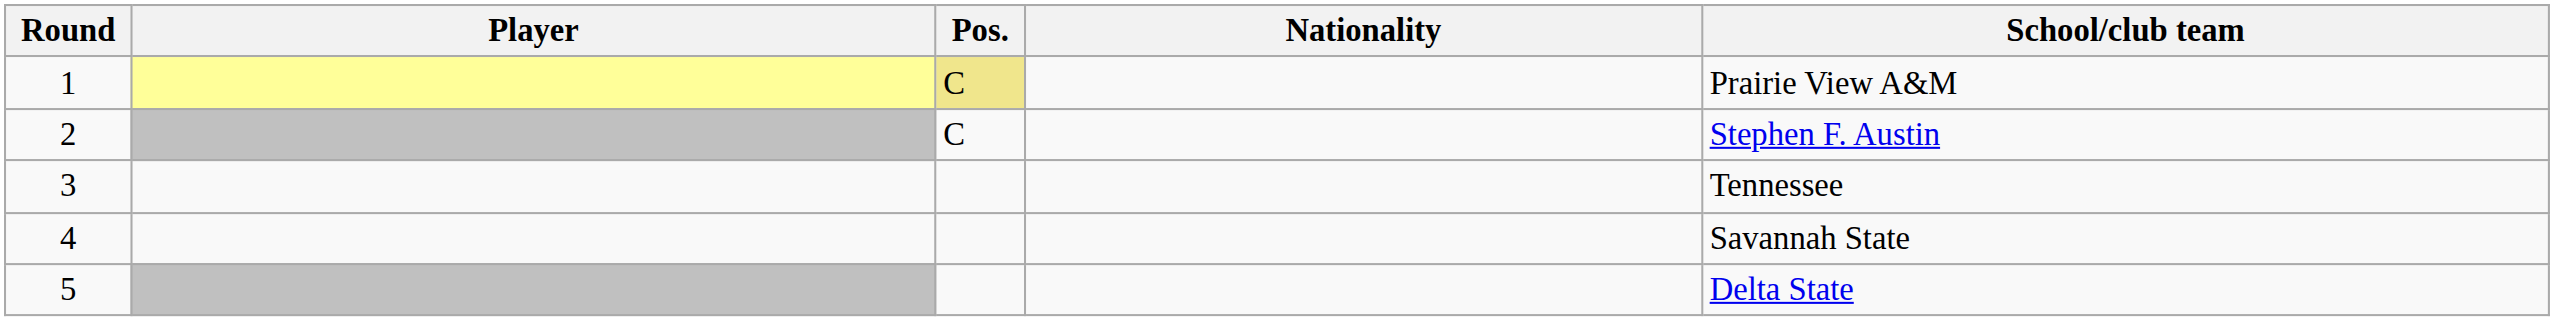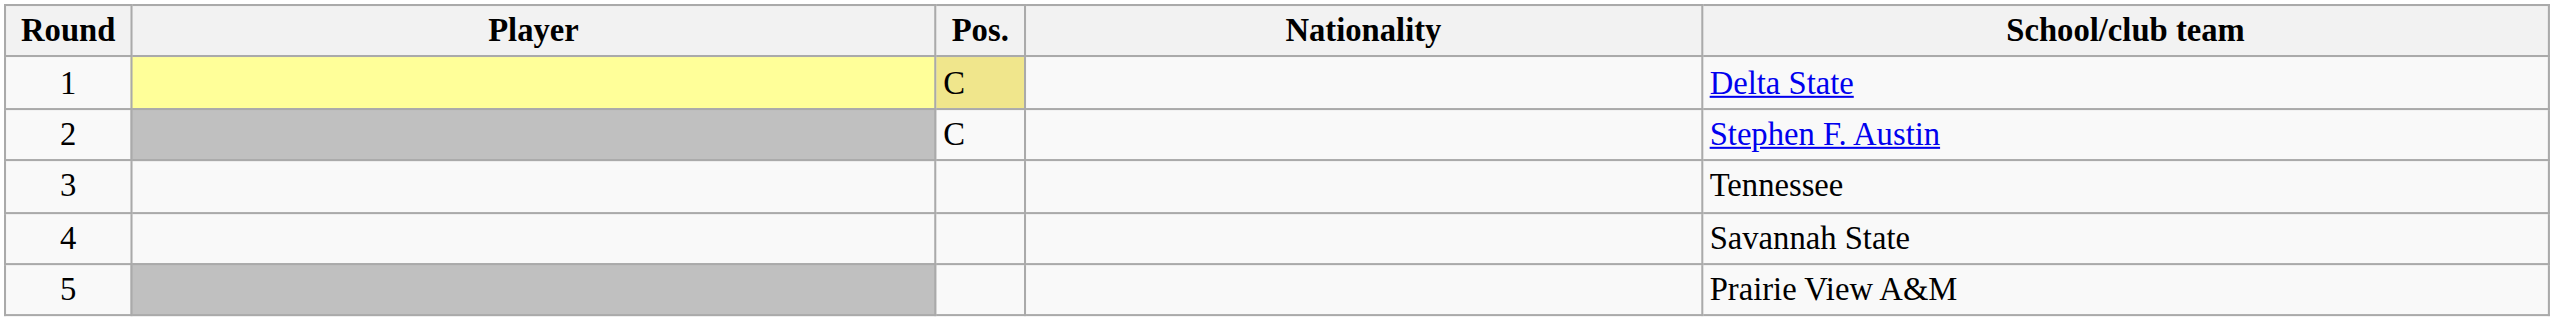(1833, 82) Prairie View A&M -> (1782, 82) Delta State
(1782, 289) Delta State -> (1833, 289) Prairie View A&M
